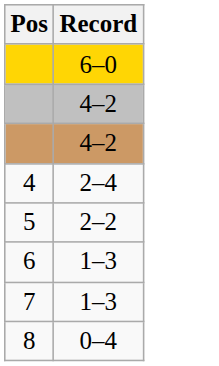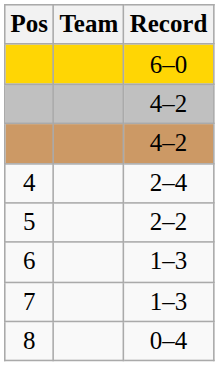+ column: (89, 24)
